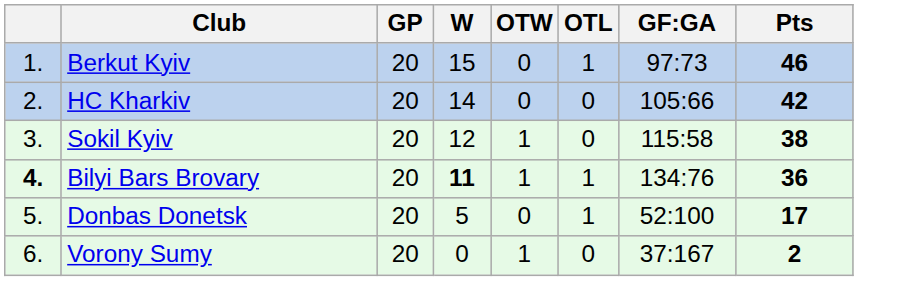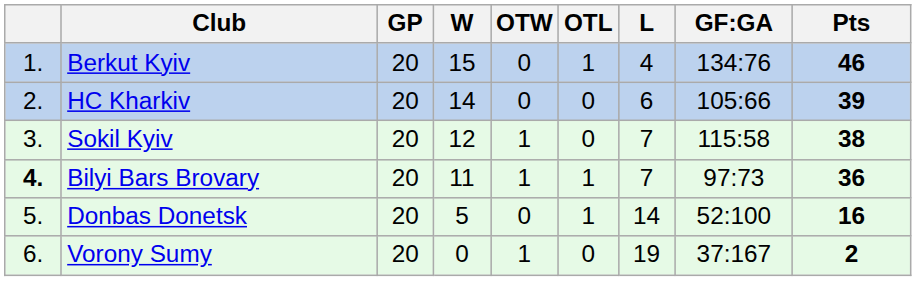+ column: (647, 23)
(677, 62) 97:73 -> (734, 62) 134:76
(795, 100) 42 -> (851, 100) 39
(462, 178) bold -> (462, 178) normal
(677, 178) 134:76 -> (734, 178) 97:73
(795, 216) 17 -> (851, 216) 16
